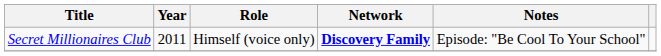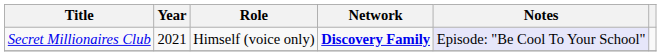(172, 39) 2011 -> (172, 39) 2021
(541, 39) no background -> (541, 39) lavender background
